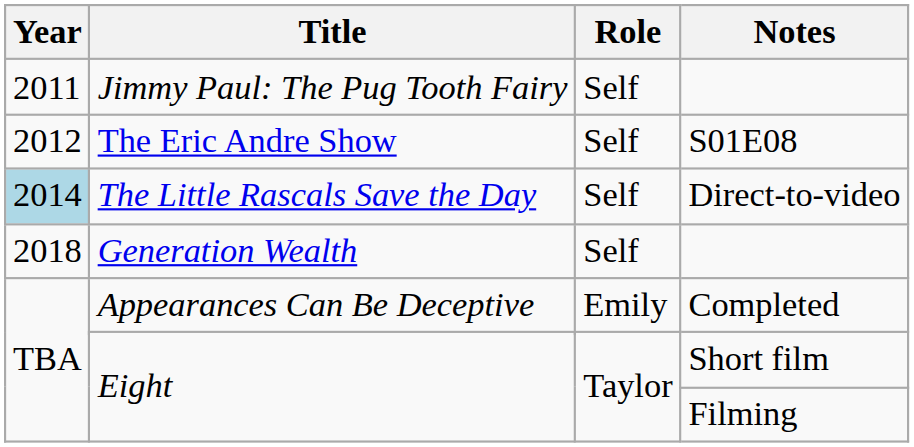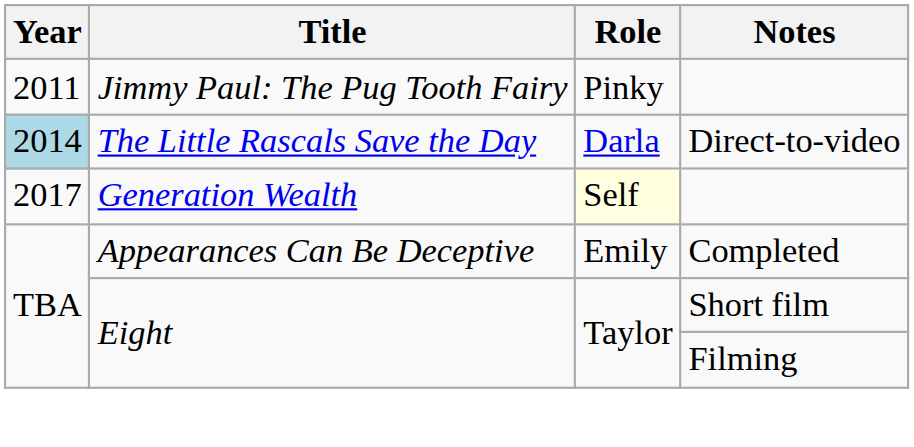(611, 86) Self -> (623, 86) Pinky
- row: (247, 140)
(611, 195) Self -> (621, 140) Darla
(47, 250) 2018 -> (47, 195) 2017
(611, 250) no background -> (611, 195) lightyellow background
